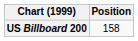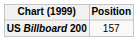(111, 28) 158 -> (111, 28) 157
